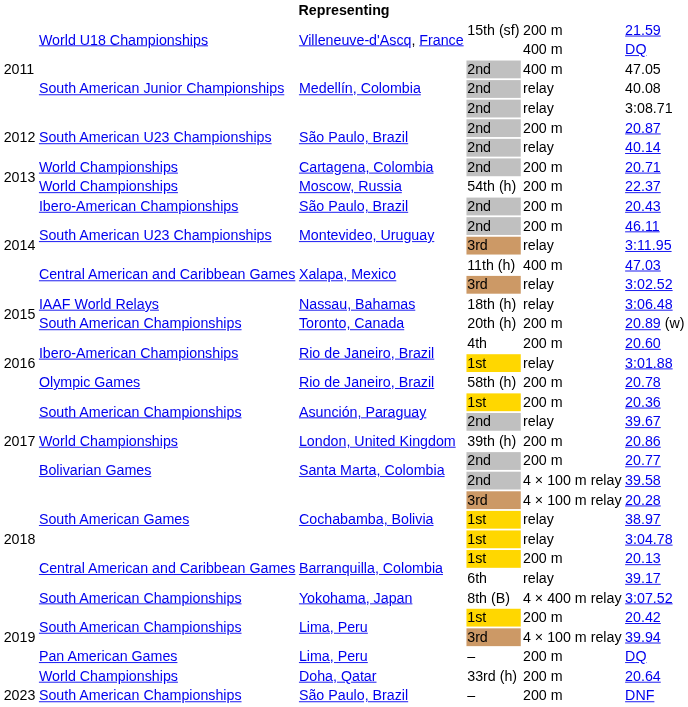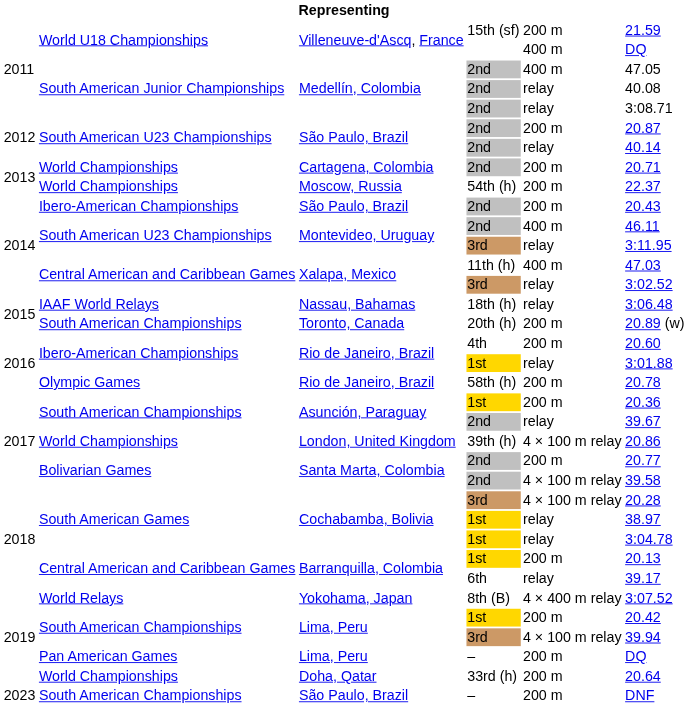(543, 226) 200 m -> (543, 226) 400 m
(543, 441) 200 m -> (572, 441) 4 × 100 m relay
(140, 598) South American Championships -> (81, 598) World Relays
